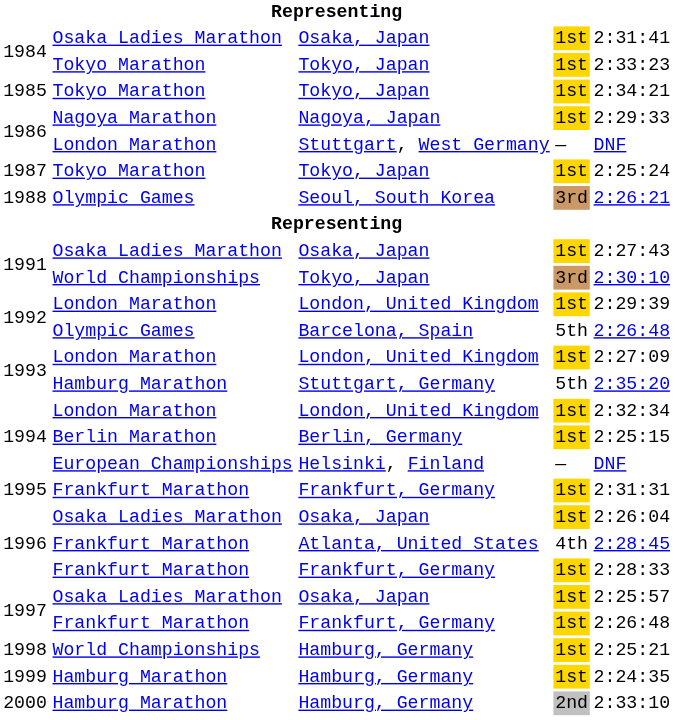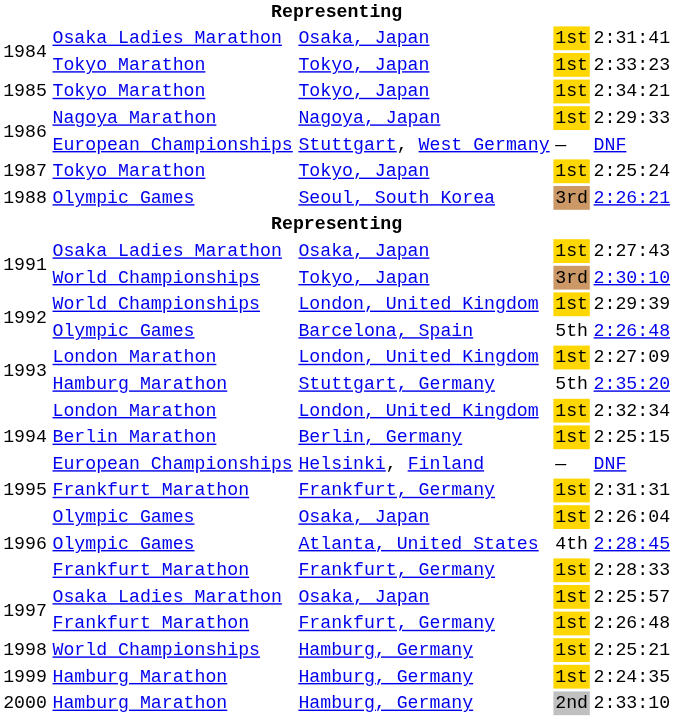(134, 145) London Marathon -> (173, 145) European Championships
(134, 304) London Marathon -> (156, 304) World Championships
(167, 517) Osaka Ladies Marathon -> (124, 517) Olympic Games
(151, 544) Frankfurt Marathon -> (124, 544) Olympic Games
